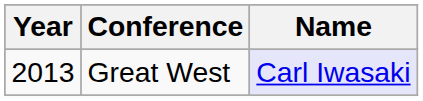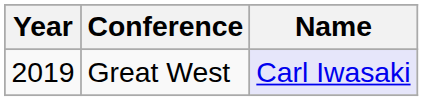(43, 71) 2013 -> (43, 71) 2019
